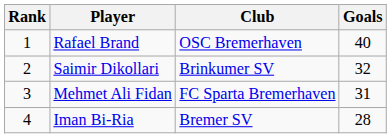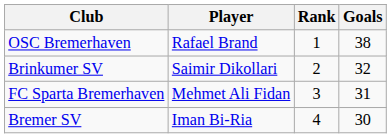columns swapped: (27, 17) <-> (257, 17)
(363, 42) 40 -> (363, 42) 38
(363, 119) 28 -> (363, 119) 30
